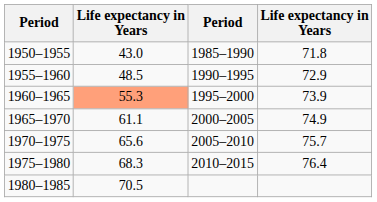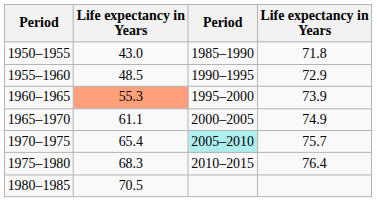(131, 141) 65.6 -> (131, 141) 65.4
(223, 141) no background -> (223, 141) paleturquoise background
